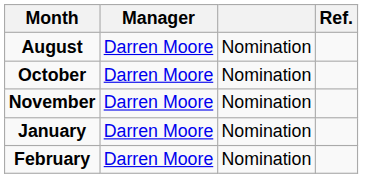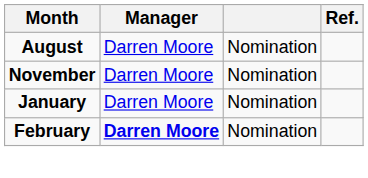- row: (52, 74)
(158, 159) normal -> (161, 131) bold
